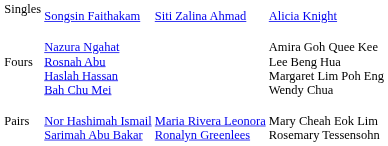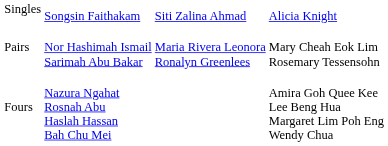rows swapped: (17, 121) <-> (19, 61)
